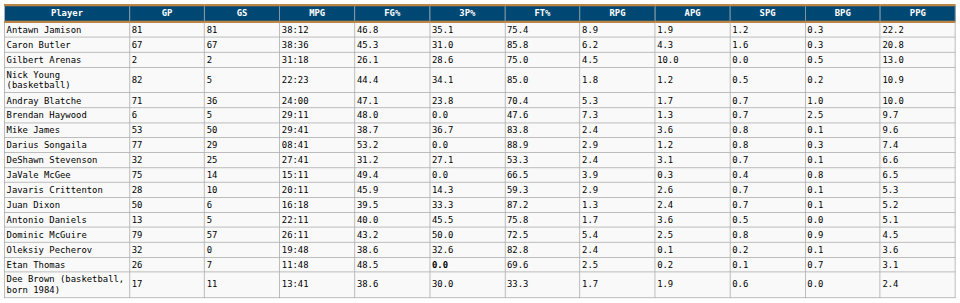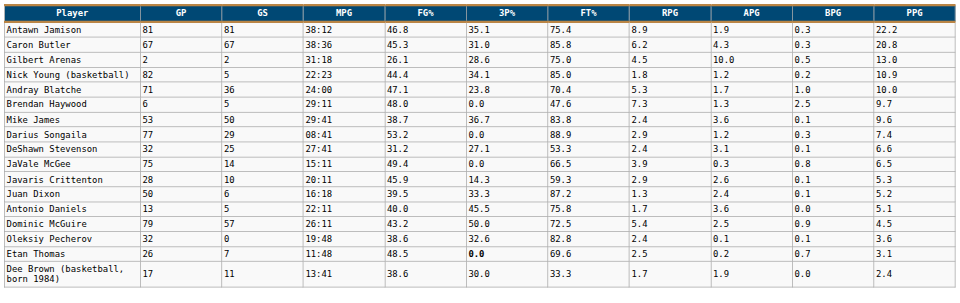- column: (768, 13)
